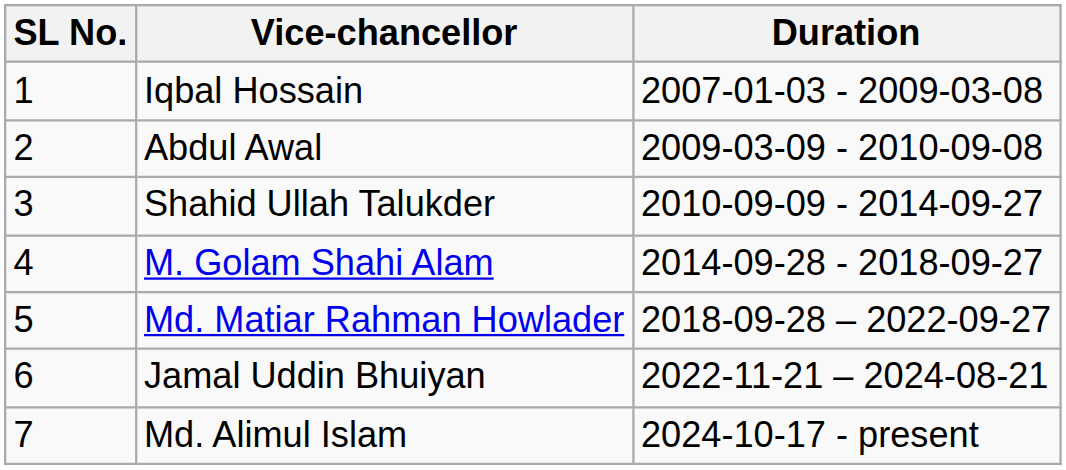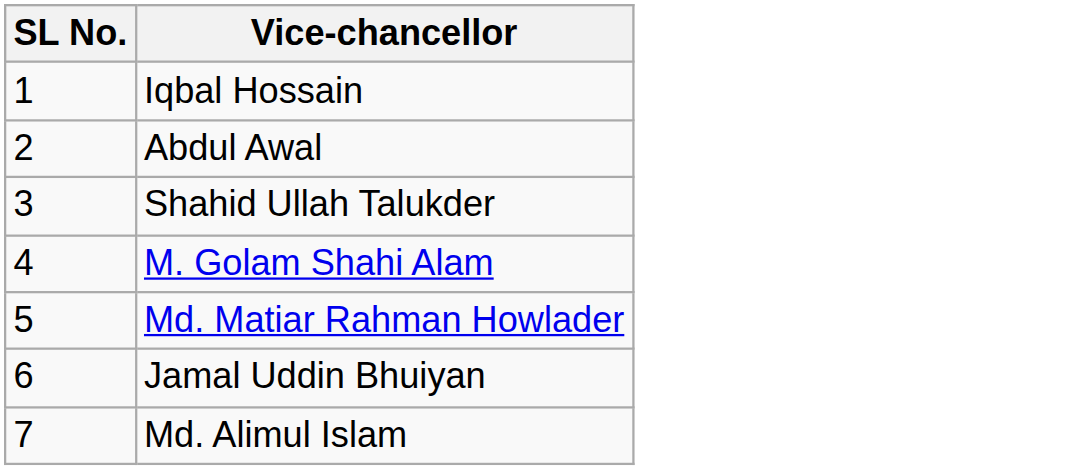- column: (846, 33)
